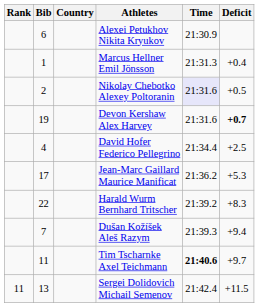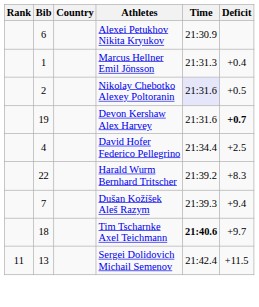- row: (139, 176)
(44, 260) 11 -> (44, 232) 18
